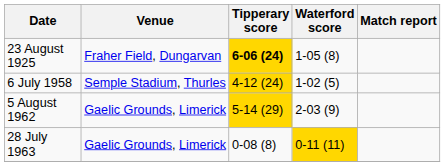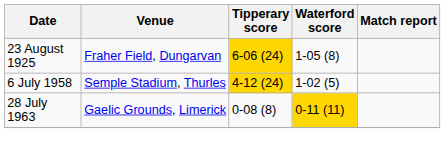(258, 55) bold -> (258, 55) normal
- row: (32, 110)
